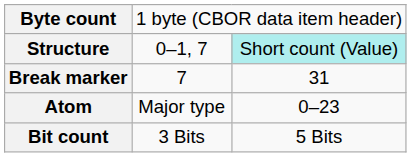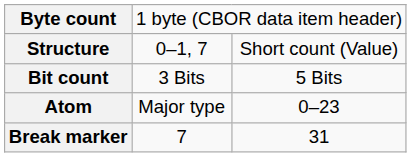(319, 48) paleturquoise background -> (319, 48) no background
rows swapped: (68, 136) <-> (68, 78)
